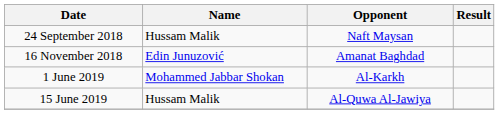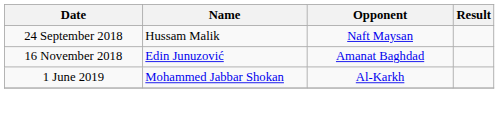- row: (73, 98)
